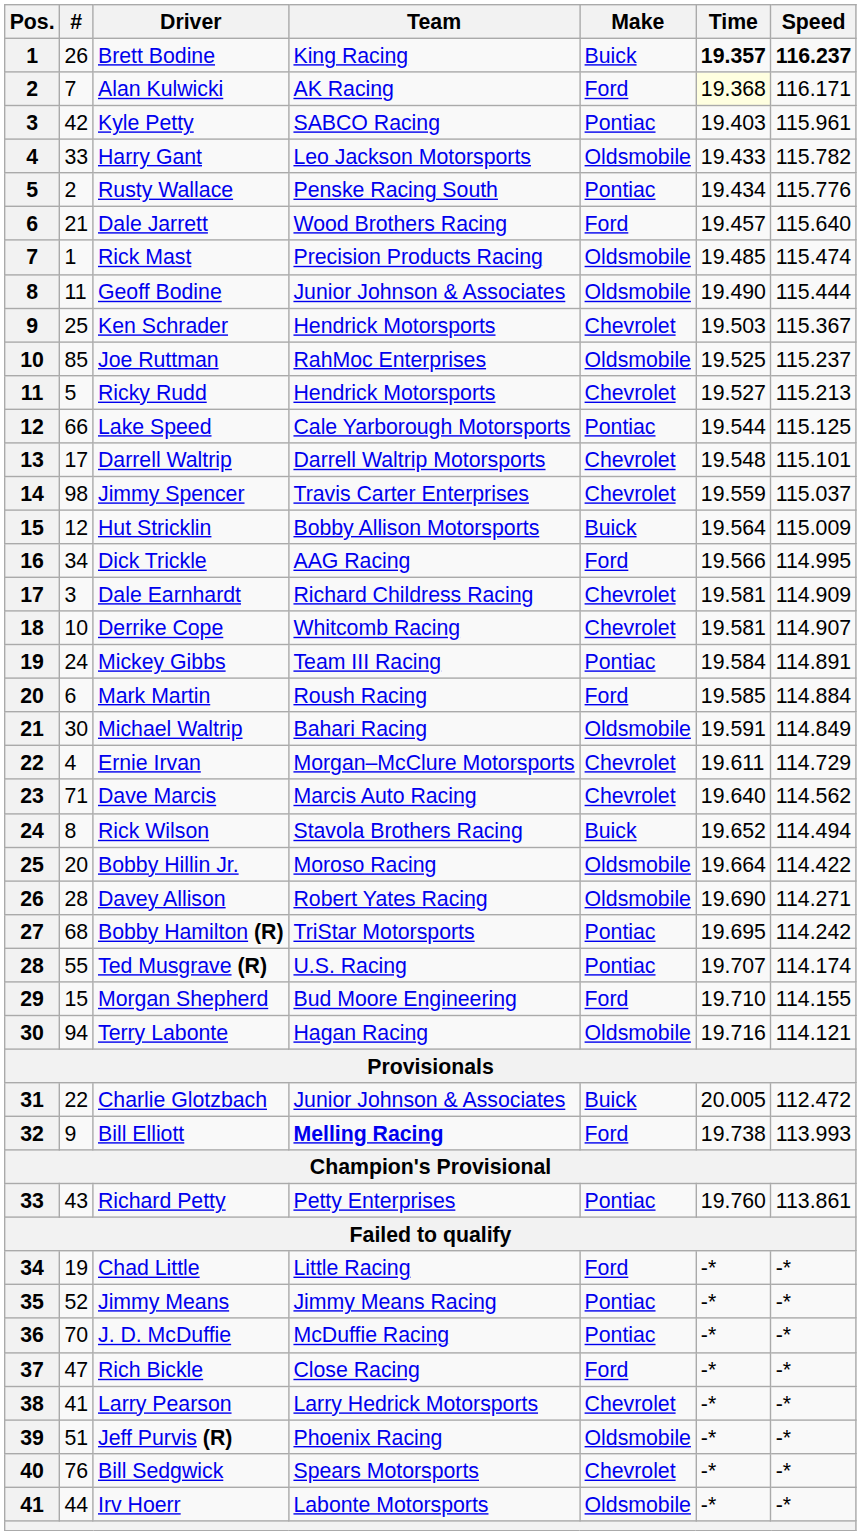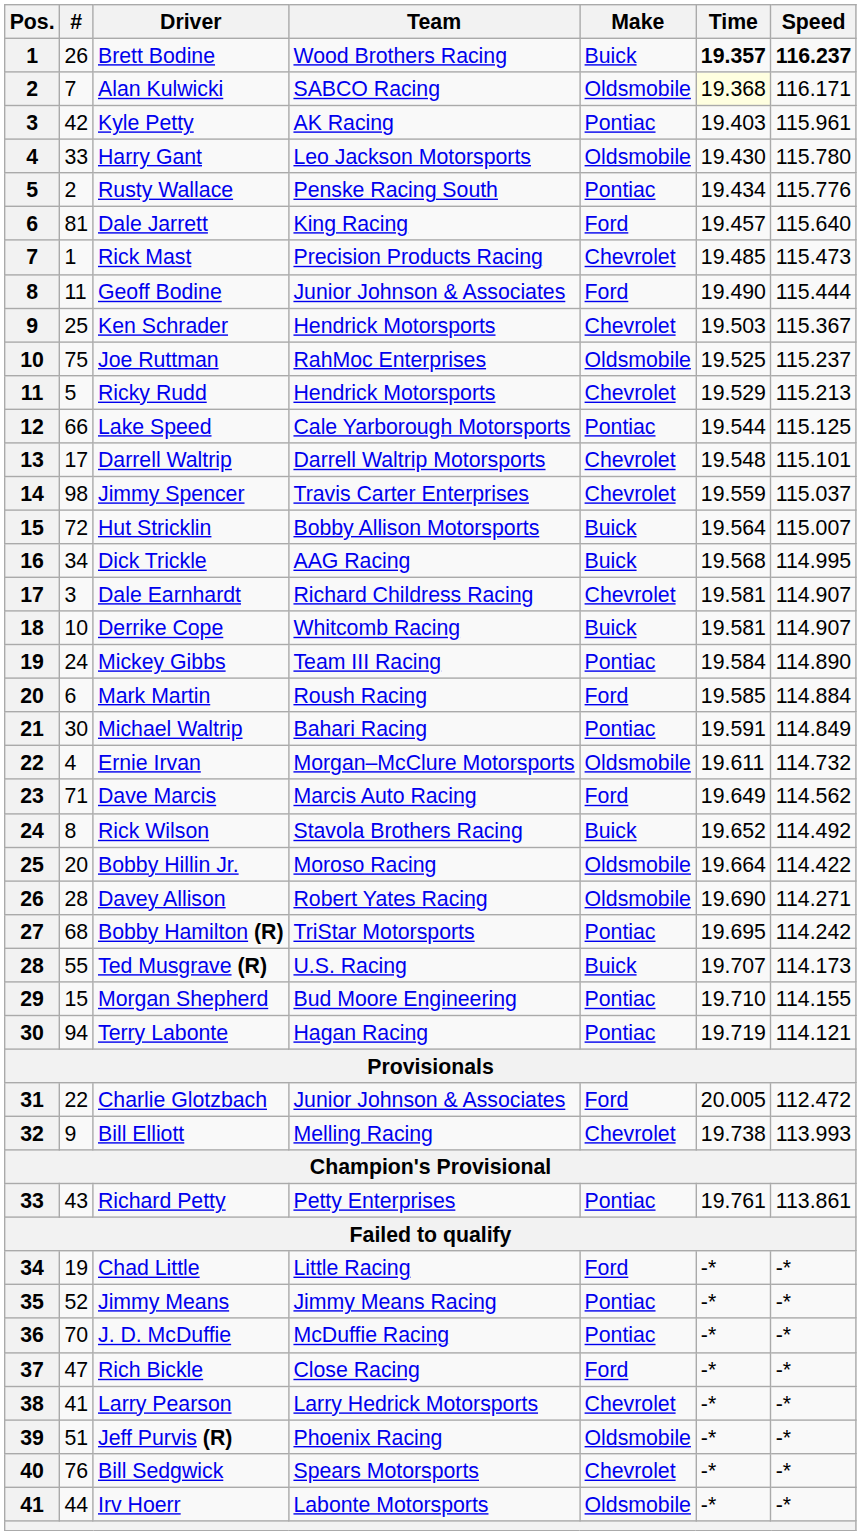(351, 55) King Racing -> (400, 55) Wood Brothers Racing
(344, 89) AK Racing -> (367, 89) SABCO Racing
(606, 89) Ford -> (638, 89) Oldsmobile
(367, 123) SABCO Racing -> (344, 123) AK Racing
(733, 156) 19.433 -> (733, 156) 19.430
(813, 156) 115.782 -> (813, 156) 115.780
(76, 224) 21 -> (76, 224) 81
(400, 224) Wood Brothers Racing -> (351, 224) King Racing
(638, 258) Oldsmobile -> (630, 258) Chevrolet
(813, 258) 115.474 -> (813, 258) 115.473
(638, 291) Oldsmobile -> (606, 291) Ford
(76, 359) 85 -> (76, 359) 75
(733, 392) 19.527 -> (733, 392) 19.529
(76, 527) 12 -> (76, 527) 72
(813, 527) 115.009 -> (813, 527) 115.007
(606, 561) Ford -> (611, 561) Buick
(733, 561) 19.566 -> (733, 561) 19.568
(813, 594) 114.909 -> (813, 594) 114.907
(630, 628) Chevrolet -> (611, 628) Buick
(813, 662) 114.891 -> (813, 662) 114.890
(638, 729) Oldsmobile -> (620, 729) Pontiac
(630, 763) Chevrolet -> (638, 763) Oldsmobile
(813, 763) 114.729 -> (813, 763) 114.732
(630, 797) Chevrolet -> (606, 797) Ford
(733, 797) 19.640 -> (733, 797) 19.649
(813, 830) 114.494 -> (813, 830) 114.492
(620, 965) Pontiac -> (611, 965) Buick
(813, 965) 114.174 -> (813, 965) 114.173
(606, 999) Ford -> (620, 999) Pontiac
(638, 1032) Oldsmobile -> (620, 1032) Pontiac
(733, 1032) 19.716 -> (733, 1032) 19.719
(611, 1100) Buick -> (606, 1100) Ford
(368, 1133) bold -> (363, 1133) normal
(606, 1133) Ford -> (630, 1133) Chevrolet
(733, 1201) 19.760 -> (733, 1201) 19.761
